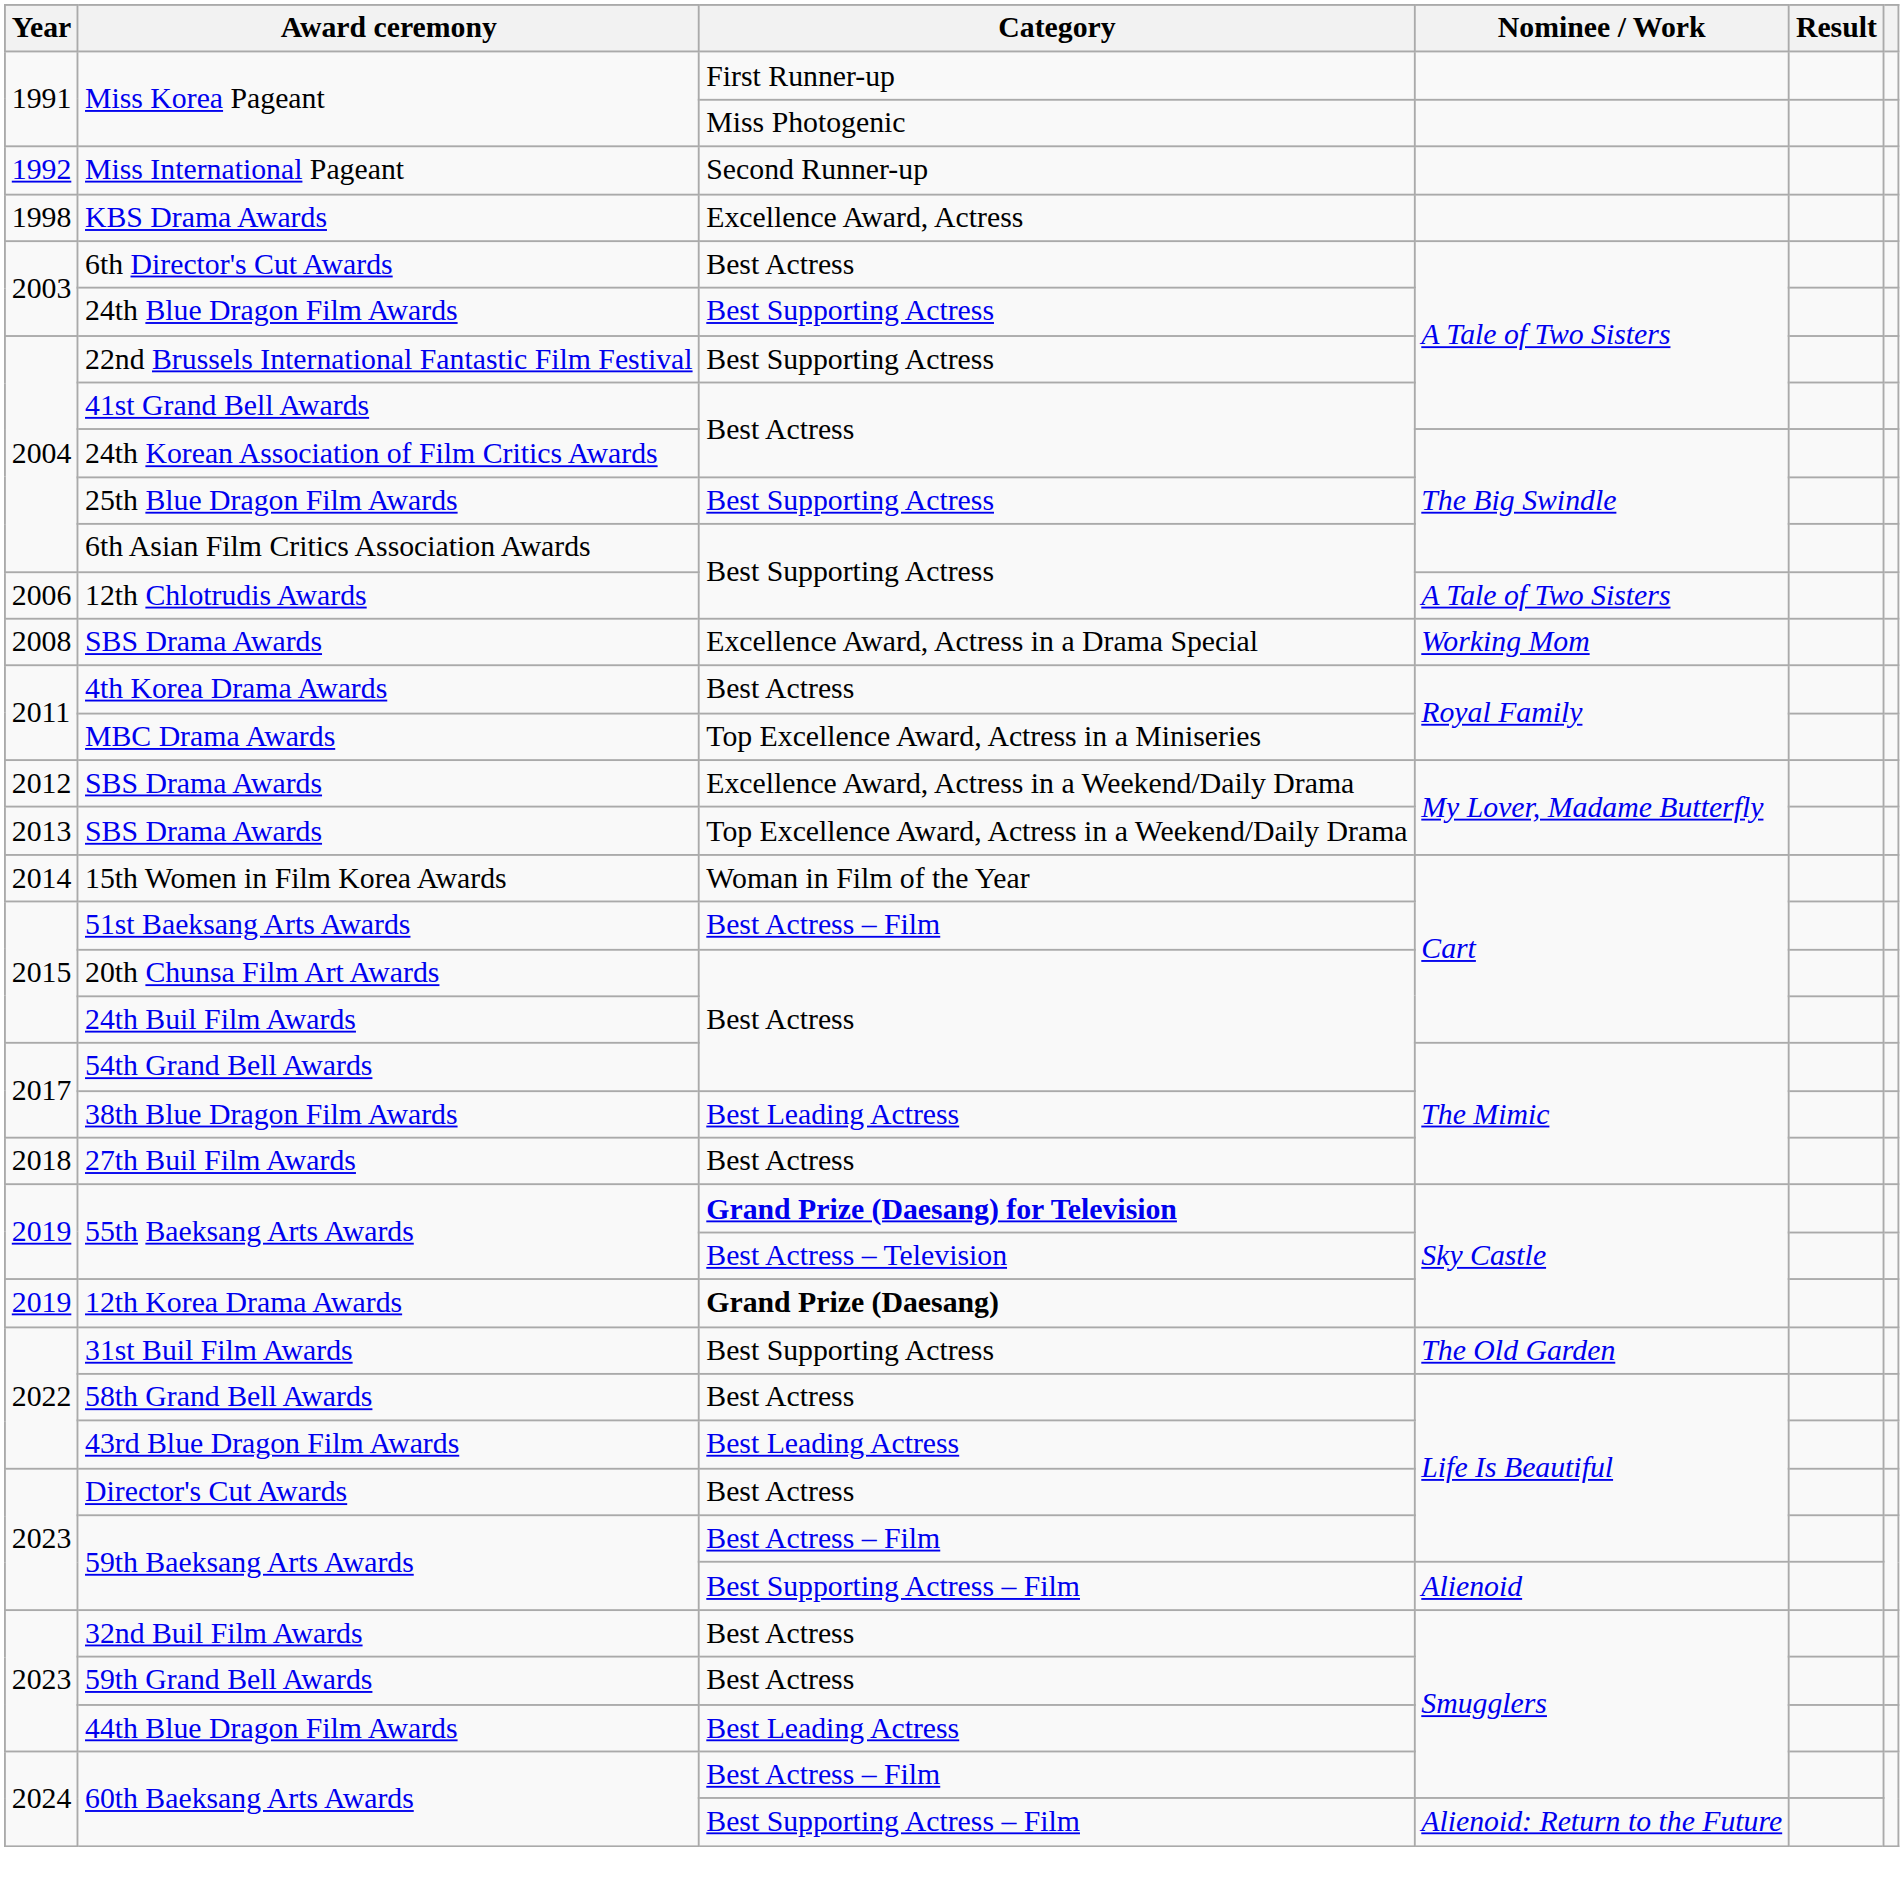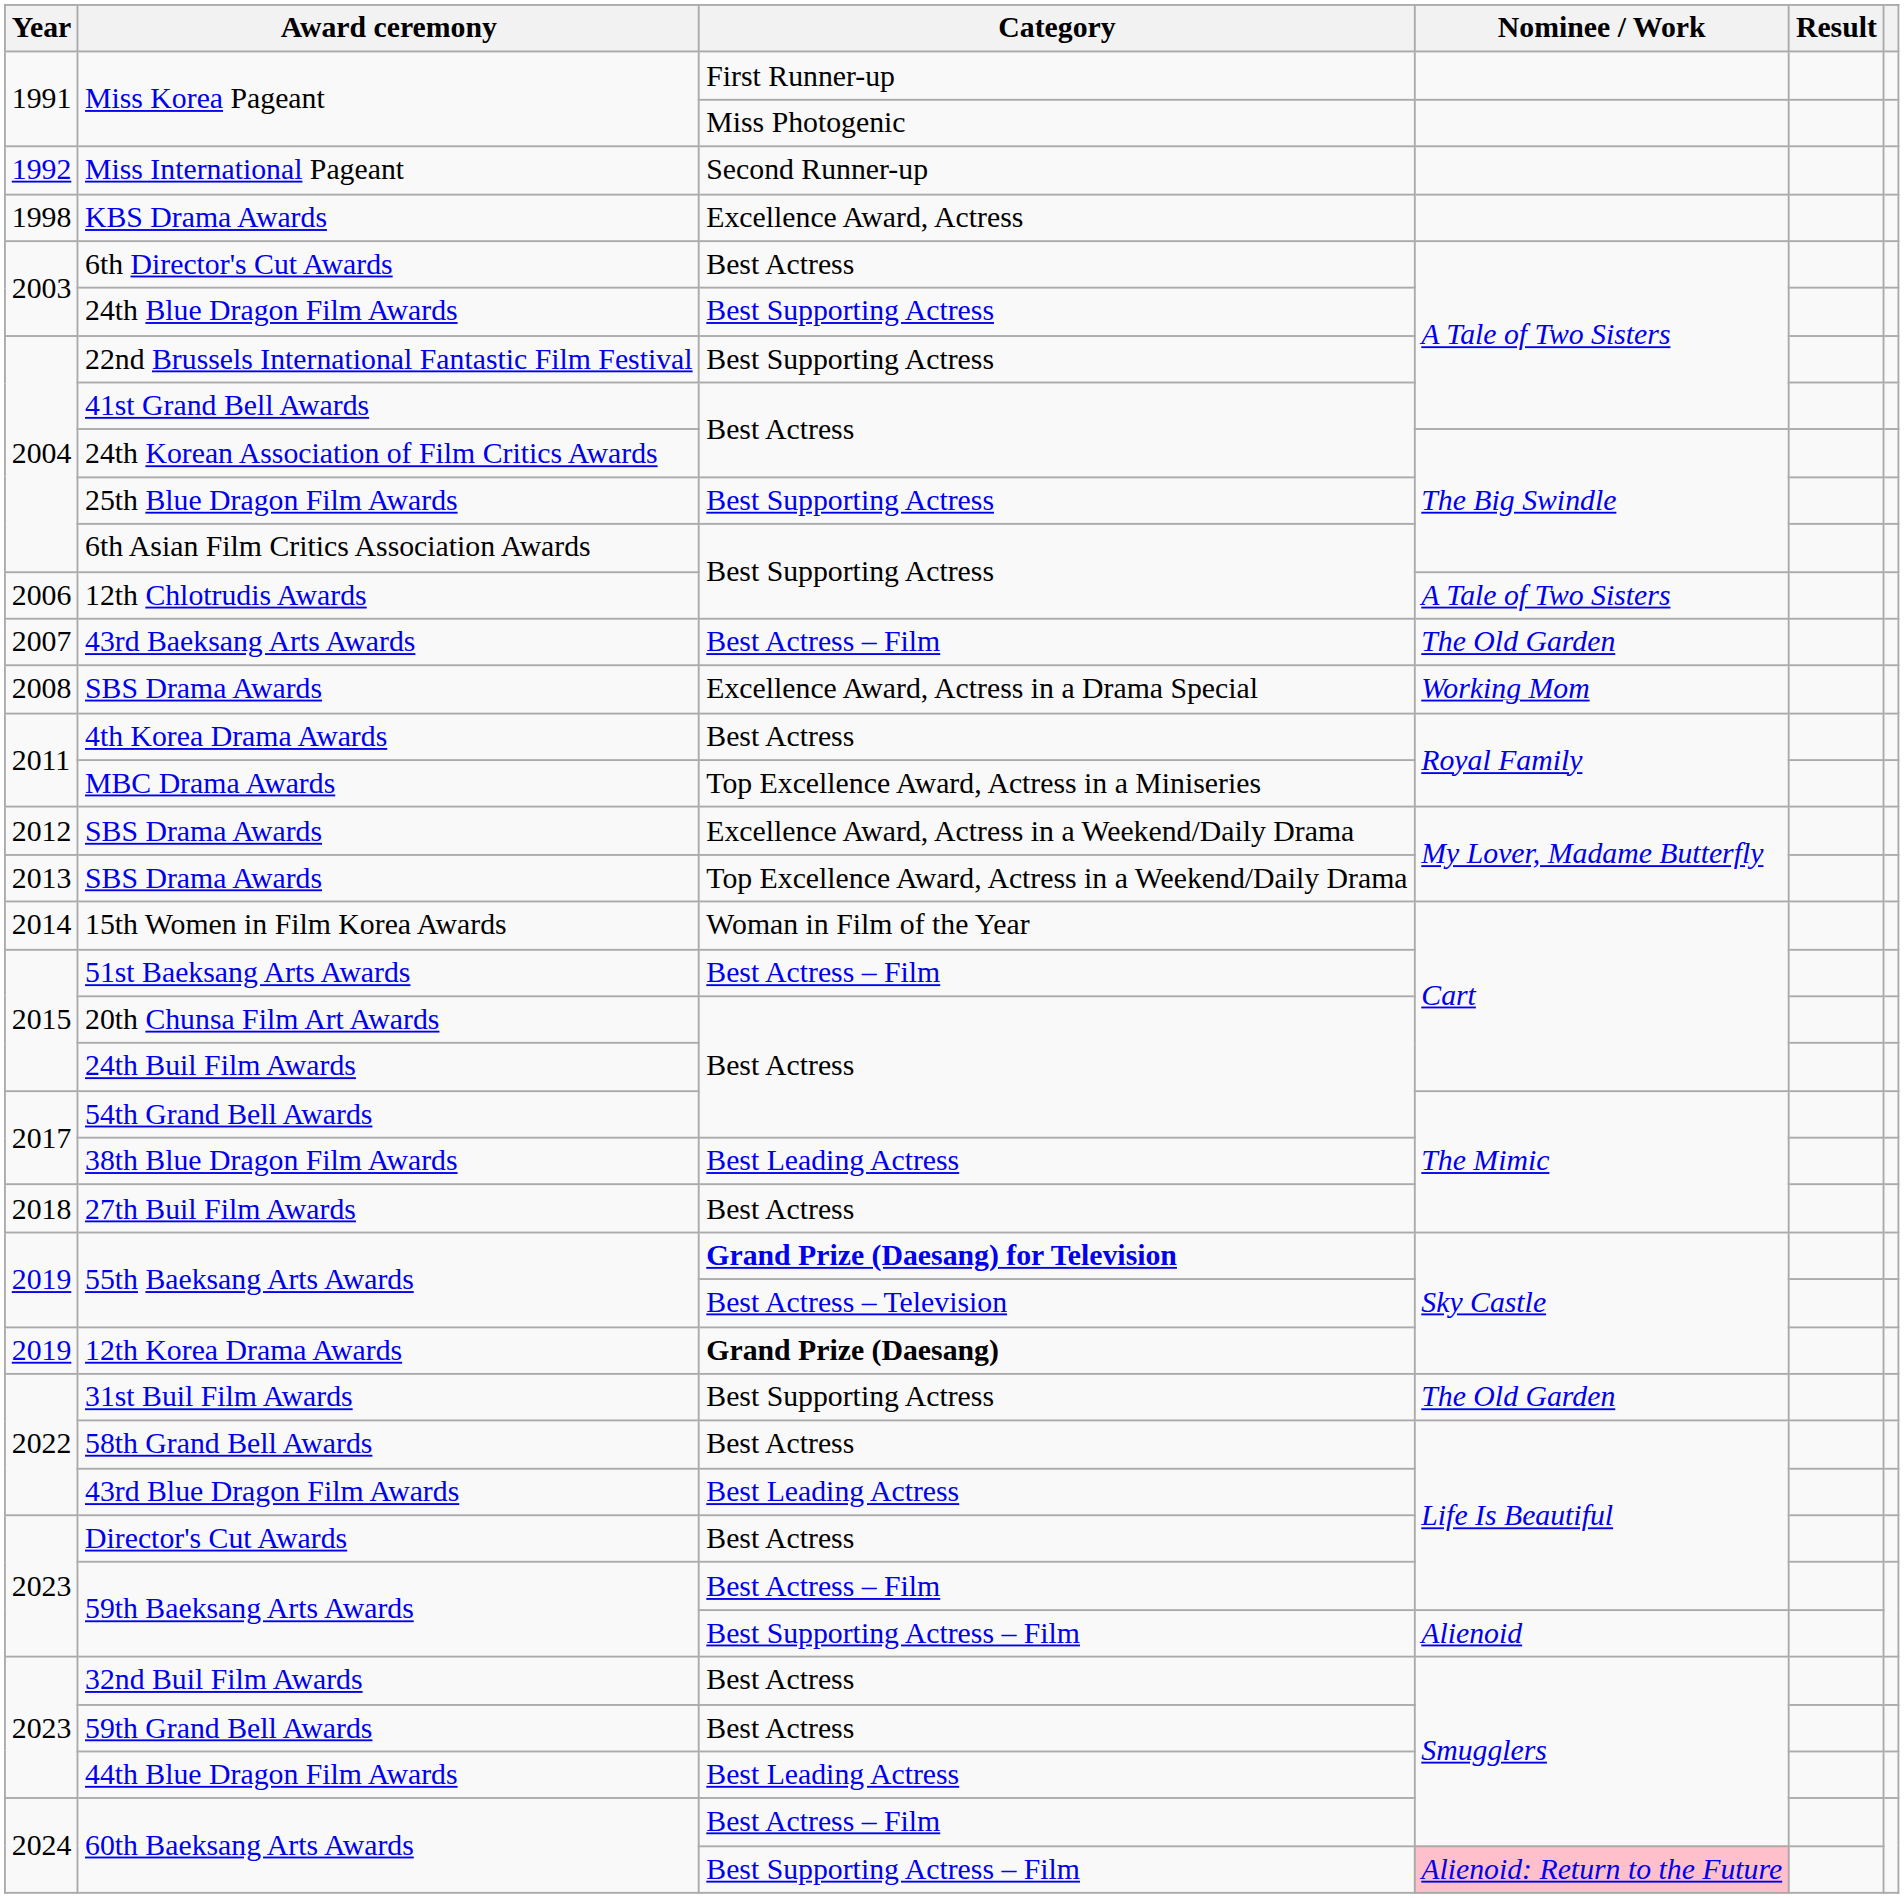+ row: (250, 641)
(1602, 1821) no background -> (1602, 1868) pink background
